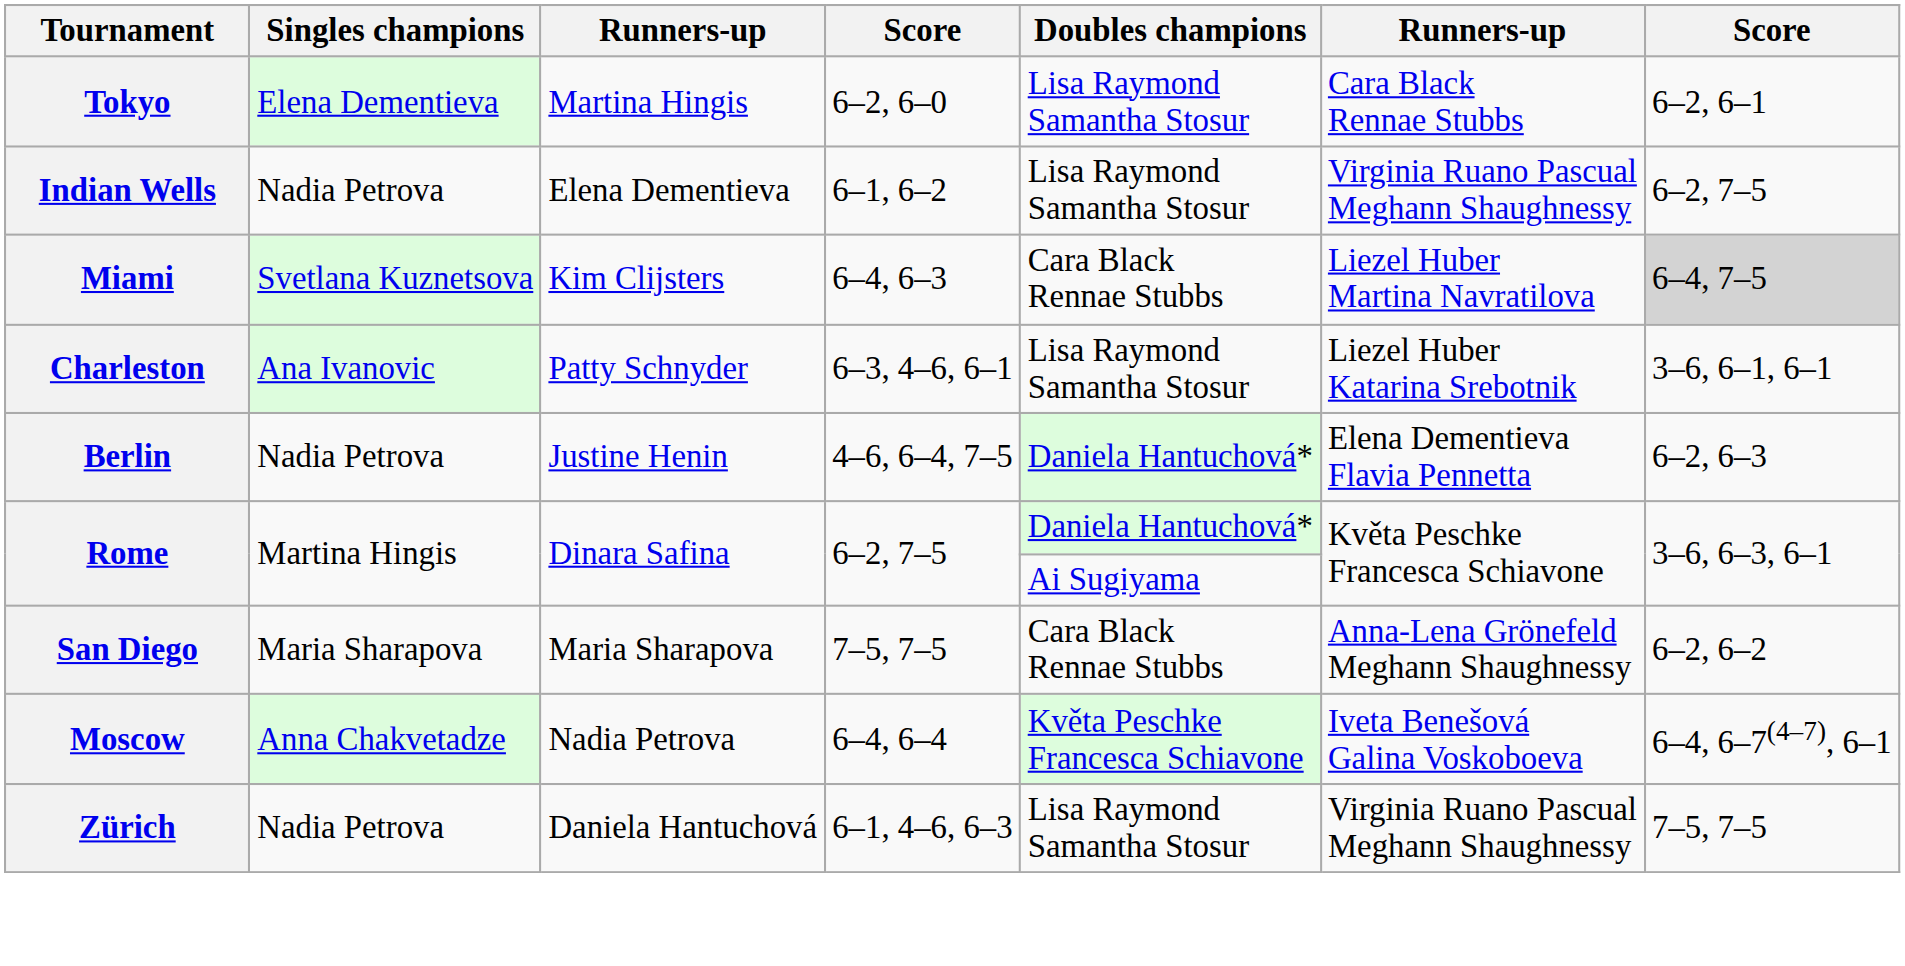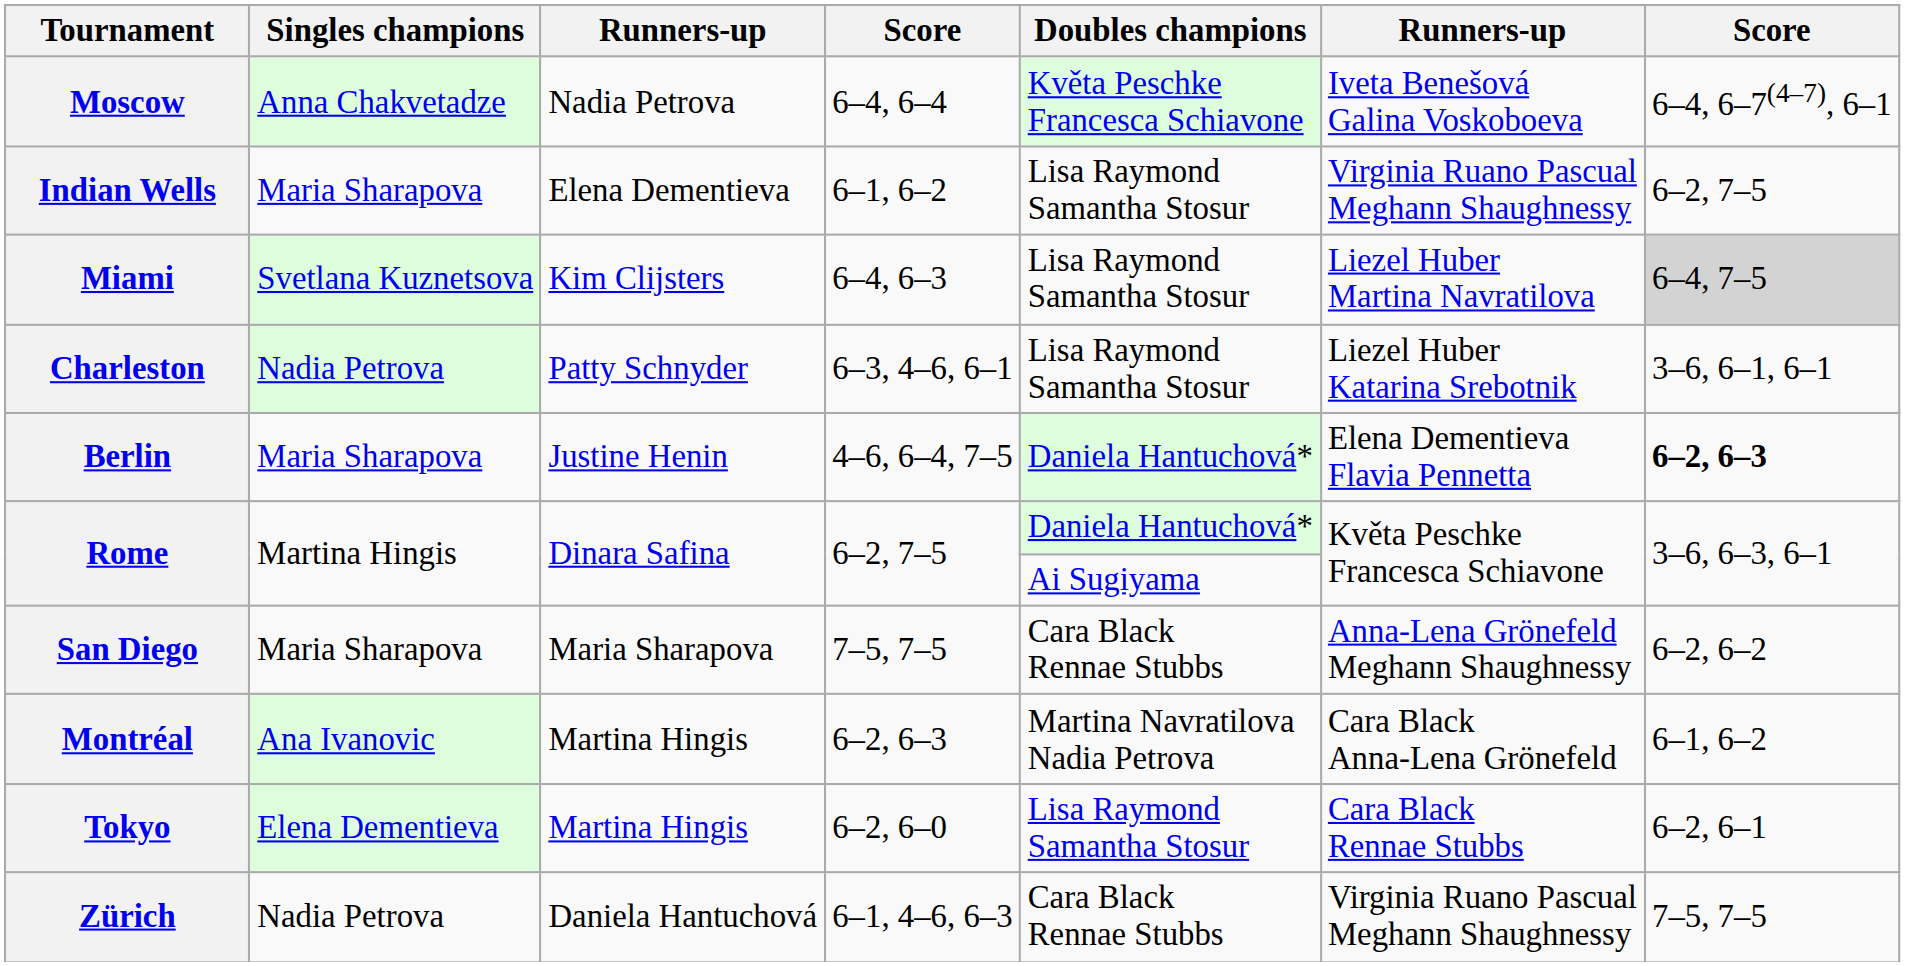rows swapped: (127, 100) <-> (127, 738)
(351, 189) Nadia Petrova -> (370, 189) Maria Sharapova
(1126, 278) Cara Black Rennae Stubbs -> (1138, 278) Lisa Raymond Samantha Stosur
(346, 367) Ana Ivanovic -> (351, 367) Nadia Petrova
(351, 456) Nadia Petrova -> (370, 456) Maria Sharapova
(1709, 456) normal -> (1709, 456) bold
+ row: (127, 738)
(1138, 827) Lisa Raymond Samantha Stosur -> (1126, 916) Cara Black Rennae Stubbs
